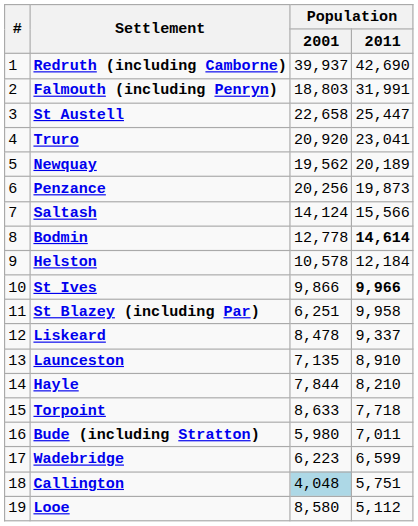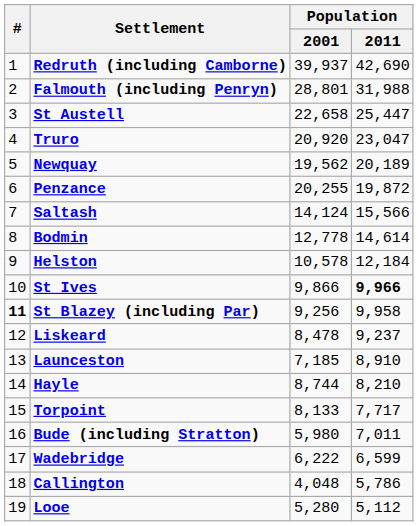(321, 91) 18,803 -> (321, 91) 28,801
(383, 91) 31,991 -> (383, 91) 31,988
(383, 140) 23,041 -> (383, 140) 23,047
(321, 189) 20,256 -> (321, 189) 20,255
(383, 189) 19,873 -> (383, 189) 19,872
(383, 238) bold -> (383, 238) normal
(17, 312) normal -> (17, 312) bold
(317, 312) 6,251 -> (317, 312) 9,256
(378, 336) 9,337 -> (378, 336) 9,237
(317, 361) 7,135 -> (317, 361) 7,185
(317, 386) 7,844 -> (317, 386) 8,744
(317, 410) 8,633 -> (317, 410) 8,133
(378, 410) 7,718 -> (378, 410) 7,717
(317, 459) 6,223 -> (317, 459) 6,222
(317, 484) lightblue background -> (317, 484) no background
(378, 484) 5,751 -> (378, 484) 5,786
(317, 508) 8,580 -> (317, 508) 5,280
